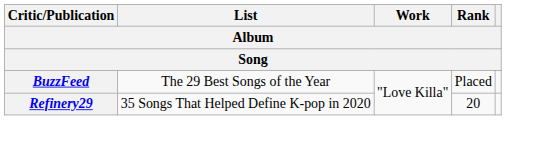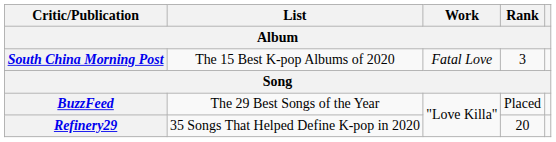+ row: (86, 59)
